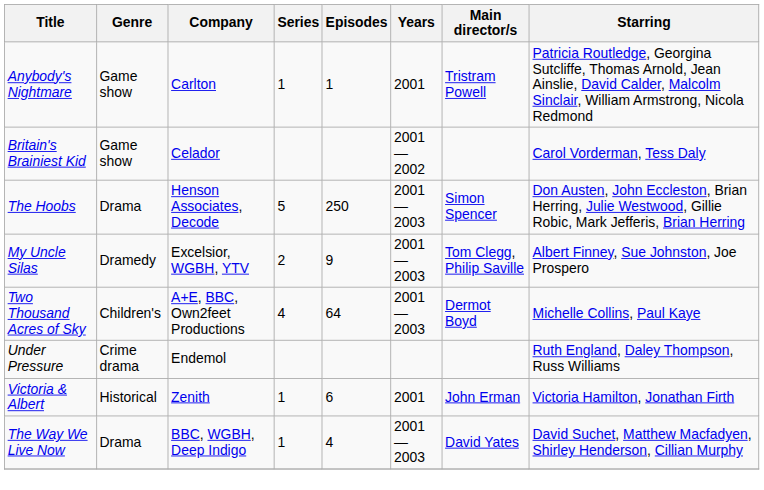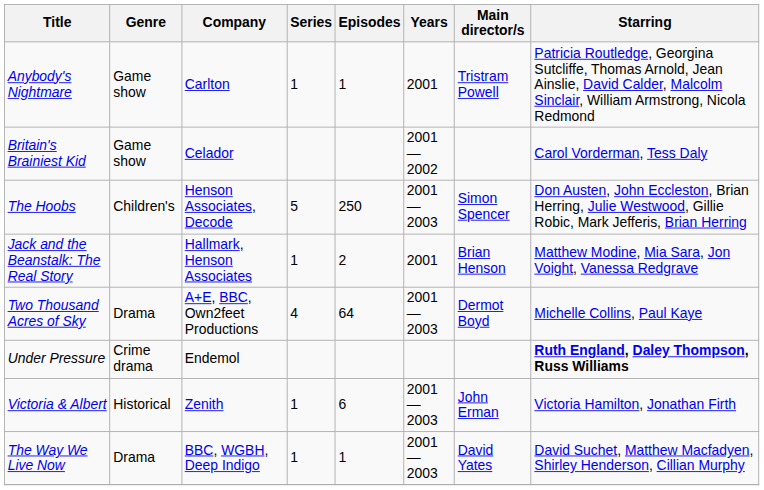(120, 207) Drama -> (144, 207) Children's
+ row: (54, 260)
- row: (37, 260)
(130, 313) Children's -> (134, 313) Drama
(633, 359) normal -> (641, 359) bold
(409, 397) 2001 -> (422, 404) 2001—2003
(329, 442) 4 -> (342, 458) 1
